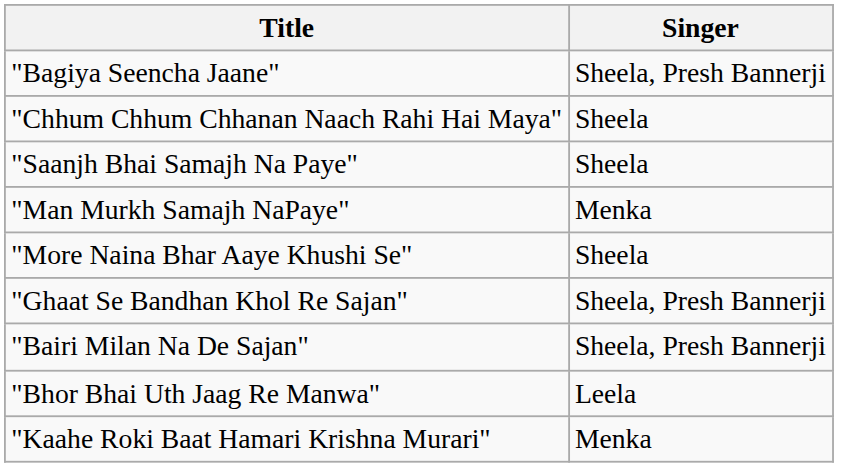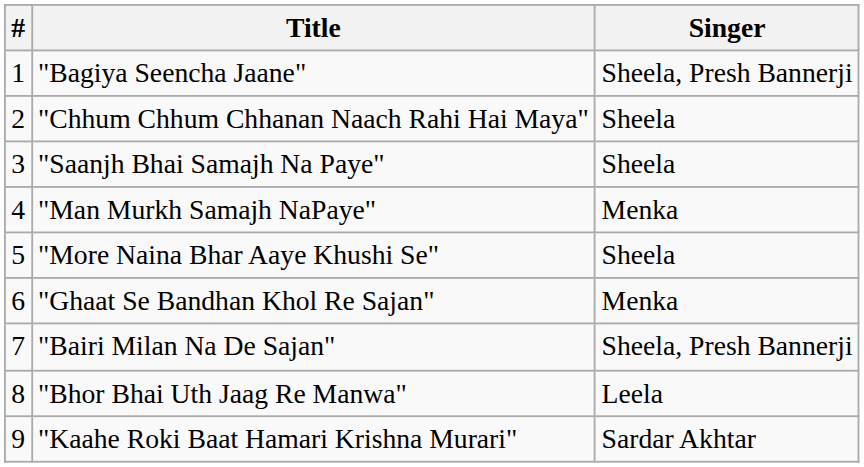+ column: (18, 27)
(700, 301) Sheela, Presh Bannerji -> (640, 301) Menka
(613, 438) Menka -> (679, 438) Sardar Akhtar
